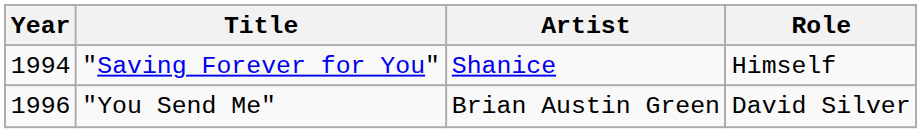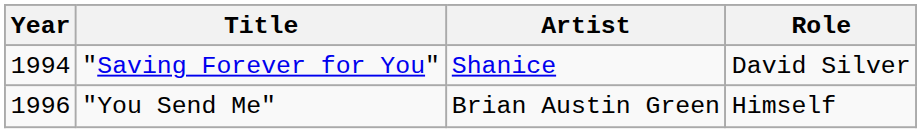(784, 66) Himself -> (821, 66) David Silver
(821, 106) David Silver -> (784, 106) Himself
